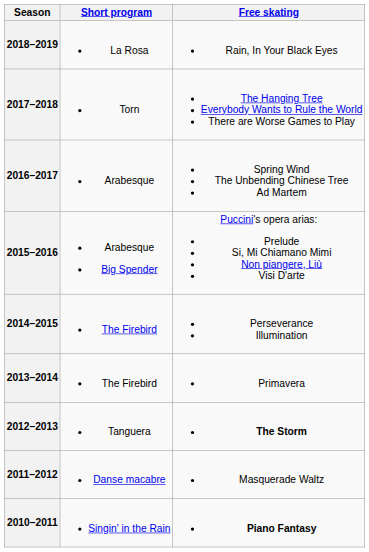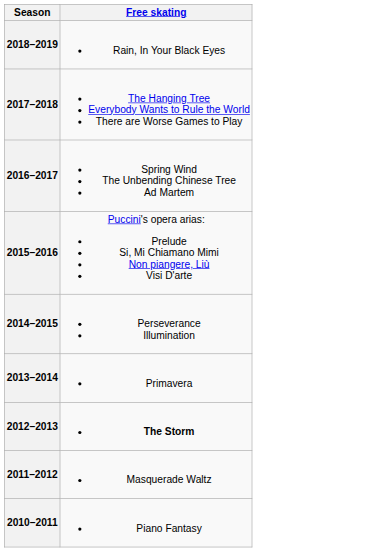- column: (117, 12)
(269, 529) bold -> (156, 529) normal
